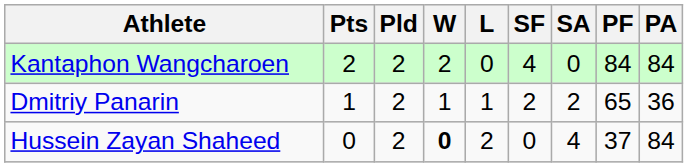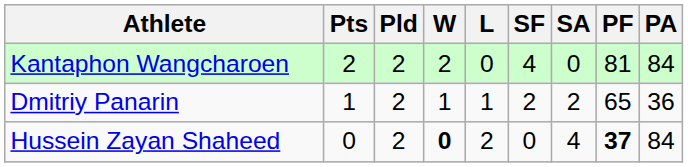(618, 63) 84 -> (618, 63) 81
(618, 141) normal -> (618, 141) bold
